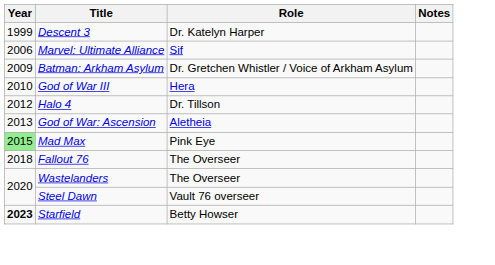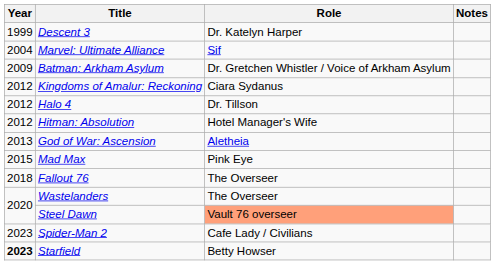(20, 50) 2006 -> (20, 50) 2004
- row: (74, 86)
+ row: (120, 86)
+ row: (86, 123)
(20, 141) lightgreen background -> (20, 159) no background
(214, 196) no background -> (252, 214) lightsalmon background
+ row: (72, 232)
